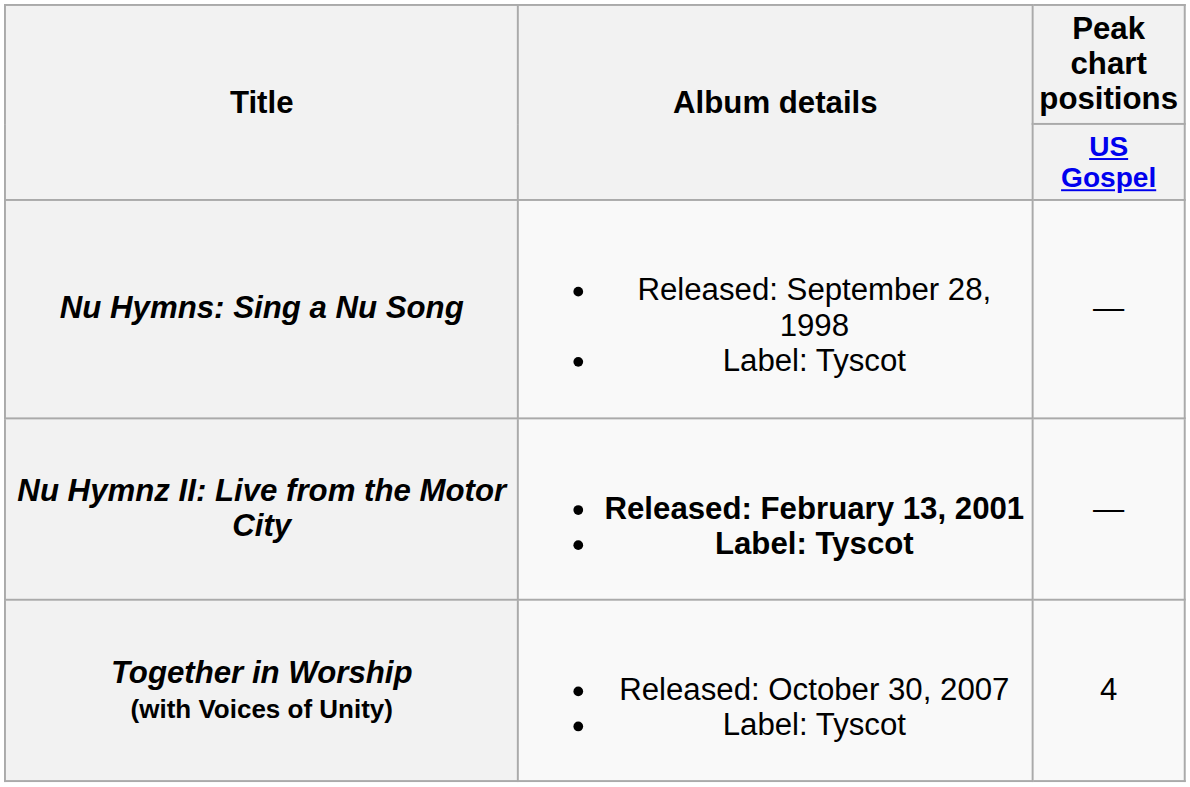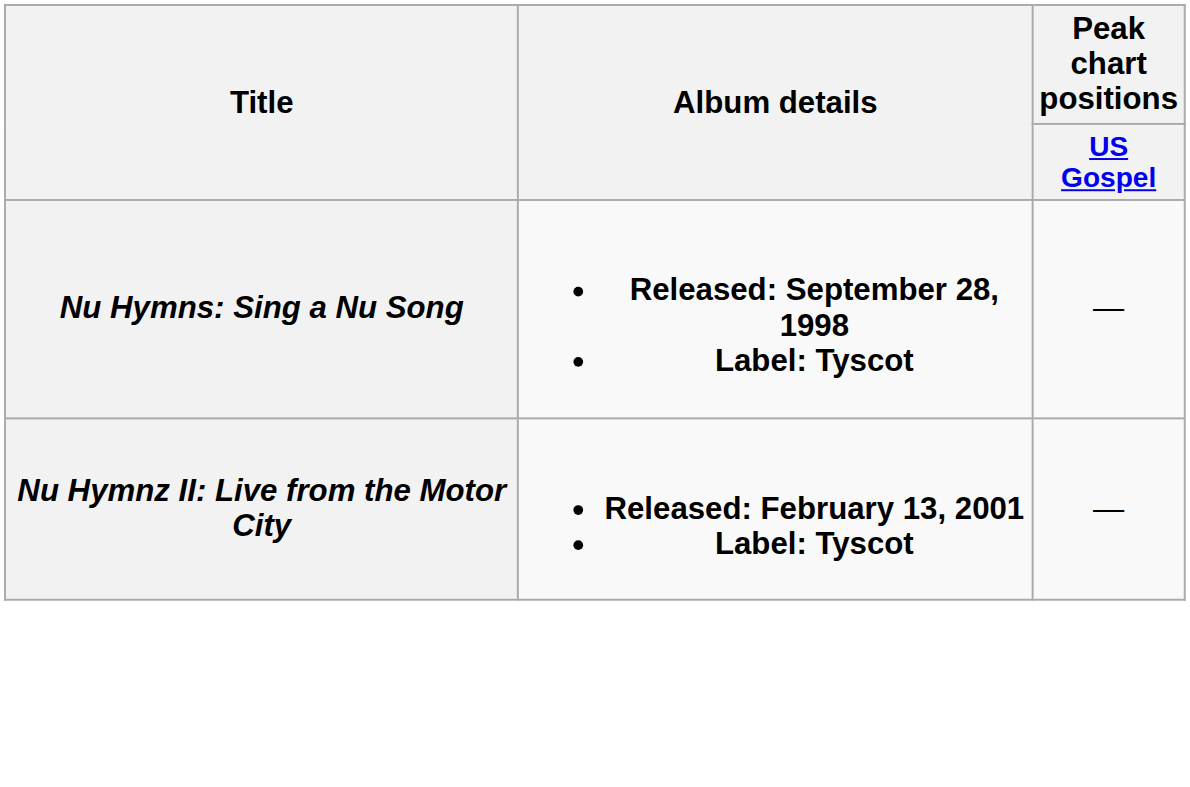(775, 326) normal -> (775, 326) bold
- row: (262, 690)
